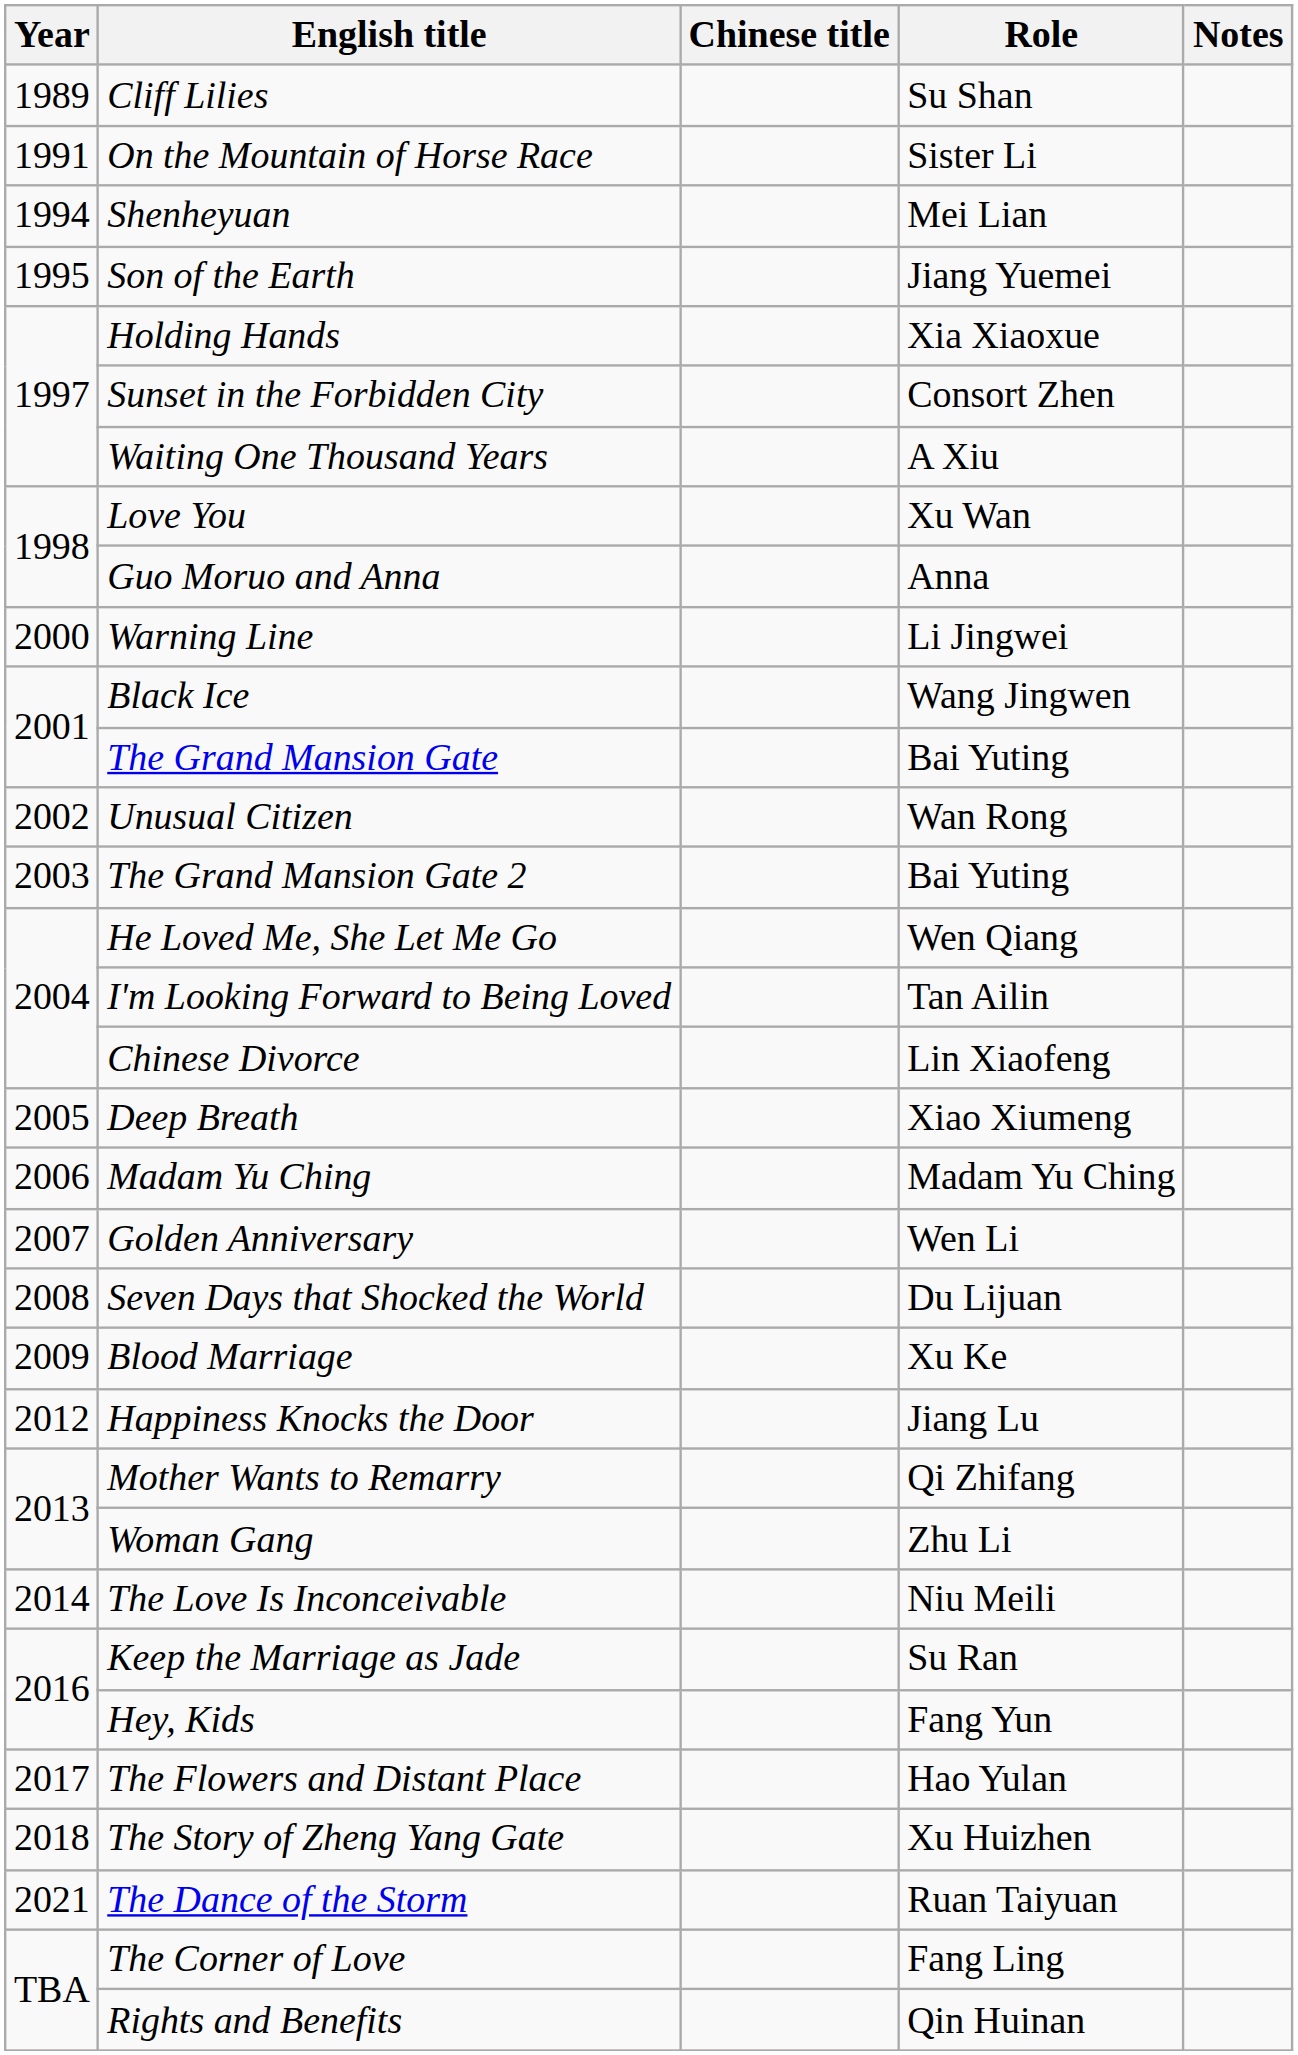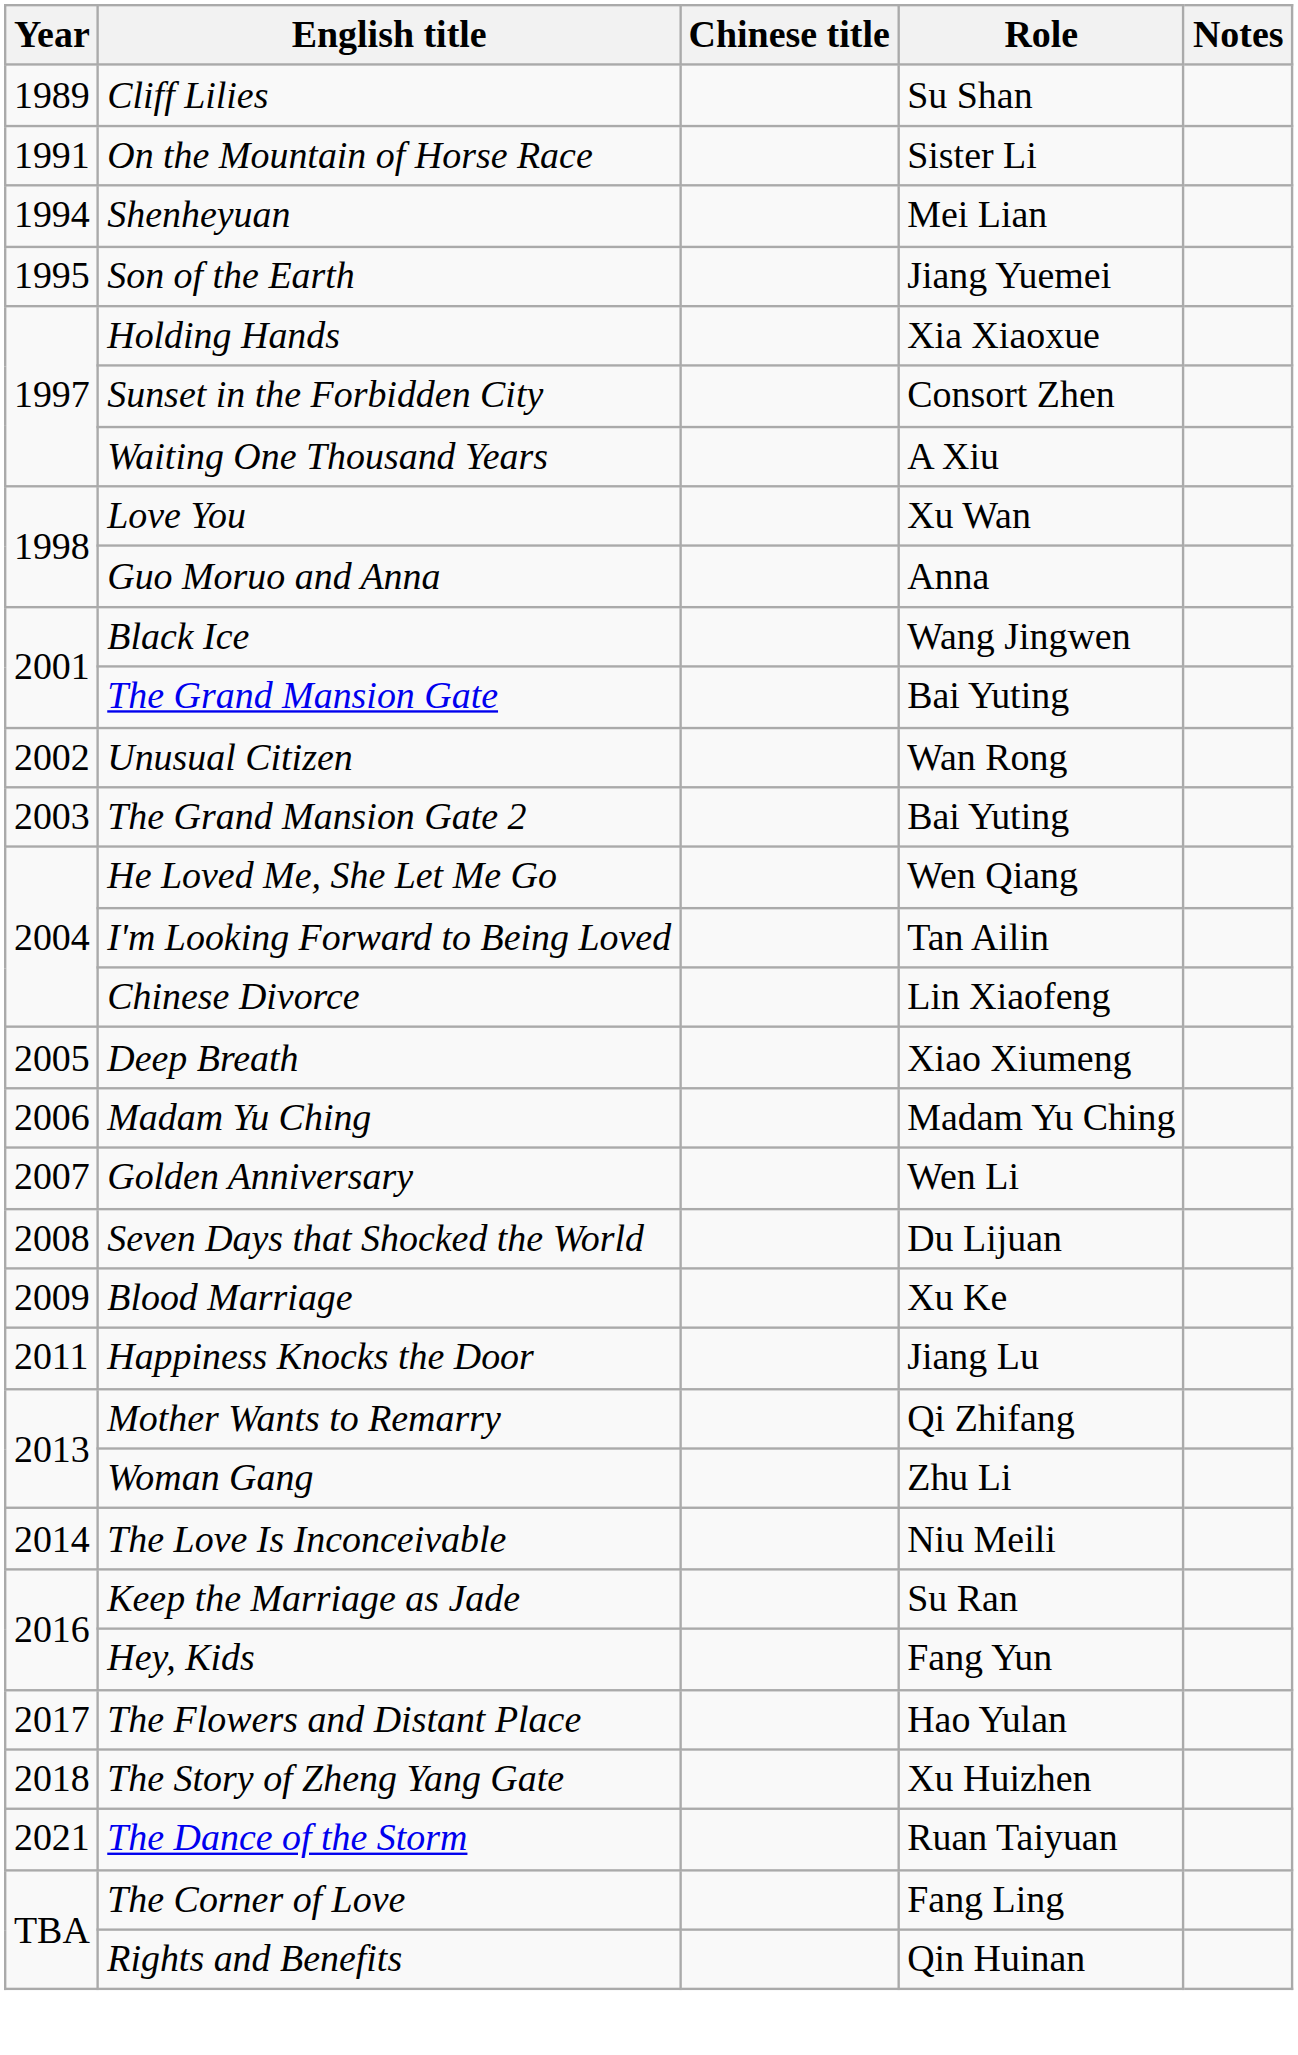- row: (210, 635)
(52, 1417) 2012 -> (51, 1357) 2011
